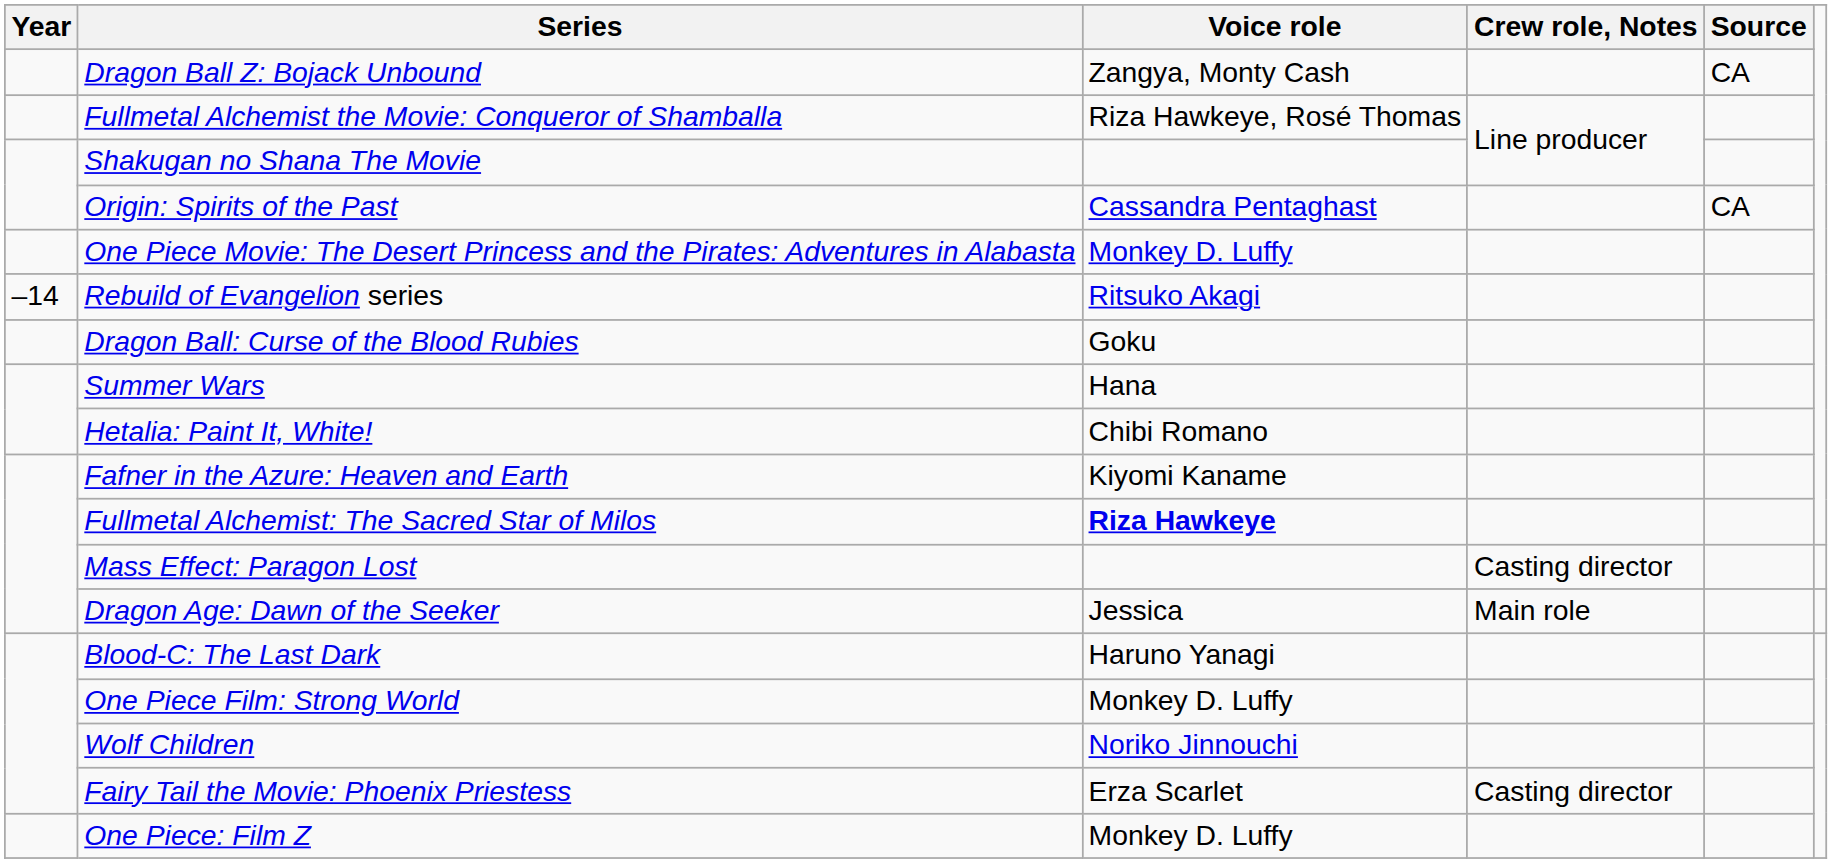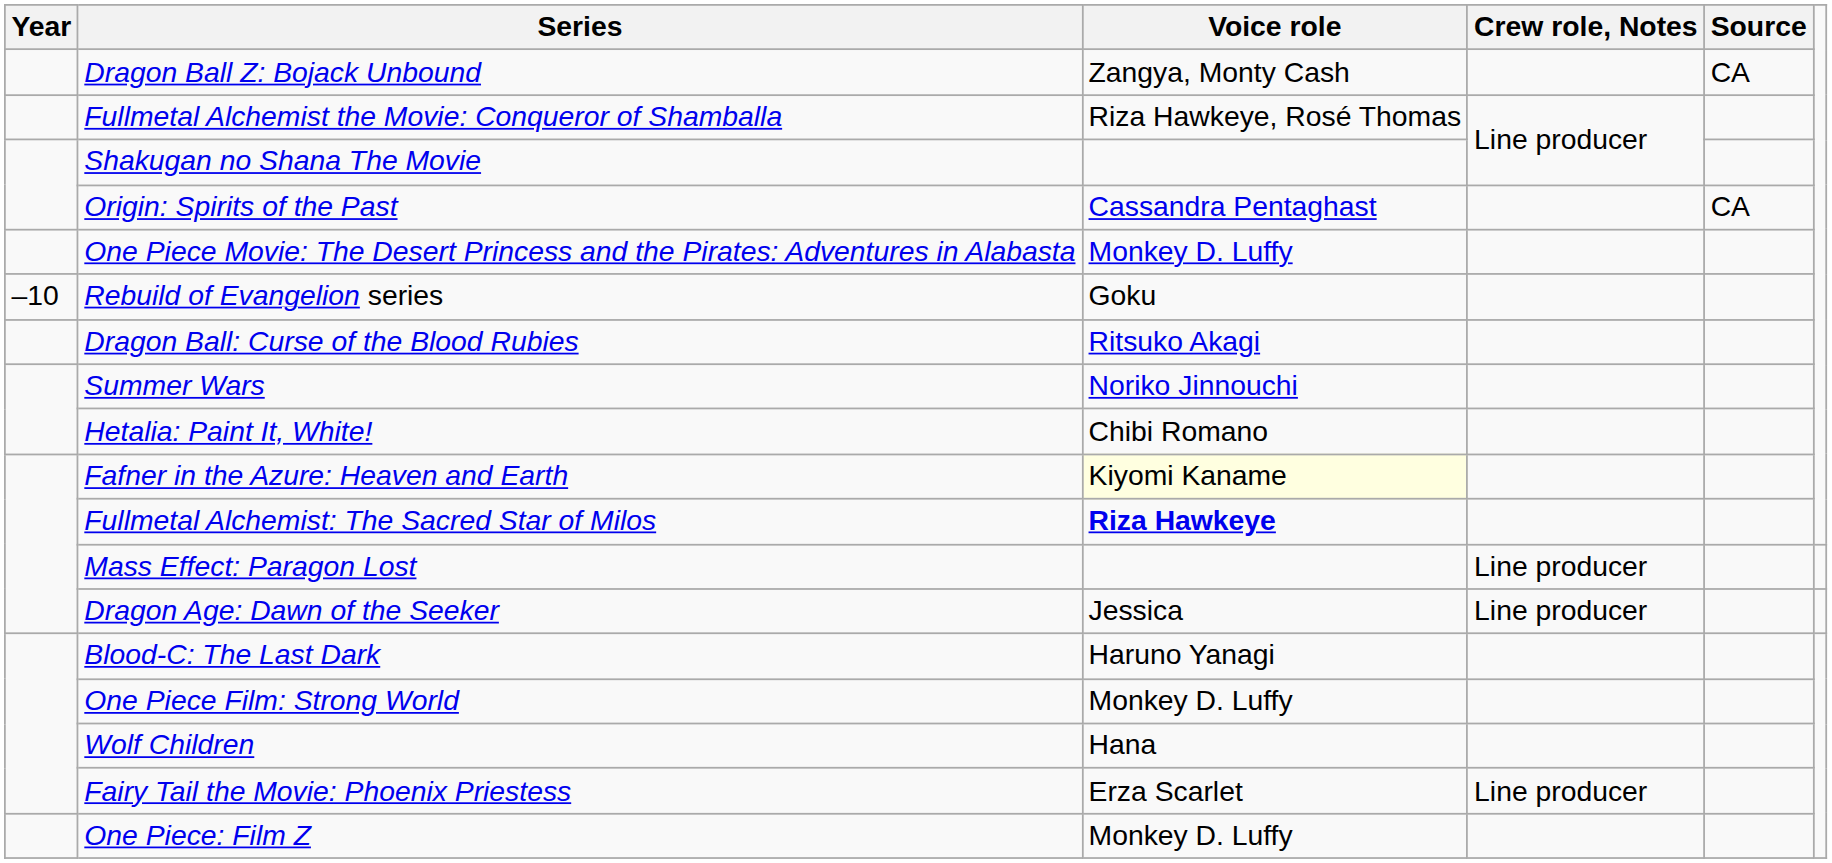(35, 296) –14 -> (35, 296) –10
(1174, 296) Ritsuko Akagi -> (1122, 296) Goku
(1122, 341) Goku -> (1174, 341) Ritsuko Akagi
(1122, 386) Hana -> (1193, 386) Noriko Jinnouchi
(1188, 476) no background -> (1188, 476) lightyellow background
(1573, 565) Casting director -> (1561, 565) Line producer
(1532, 610) Main role -> (1561, 610) Line producer
(1193, 745) Noriko Jinnouchi -> (1122, 745) Hana
(1573, 790) Casting director -> (1561, 790) Line producer
